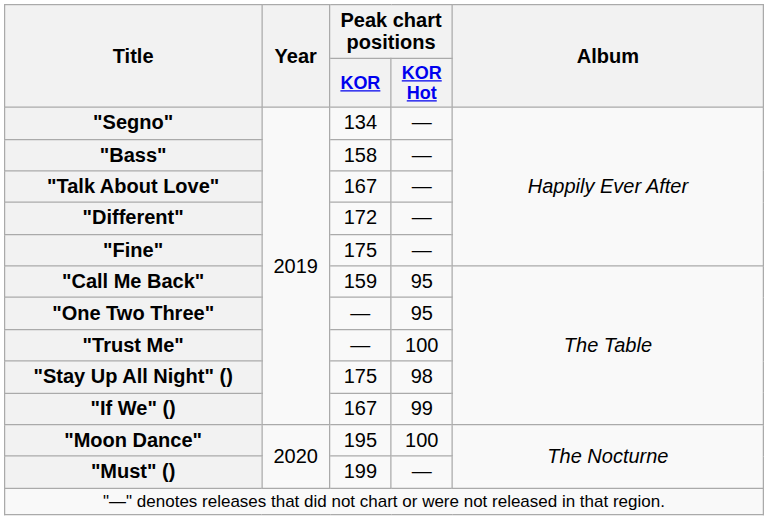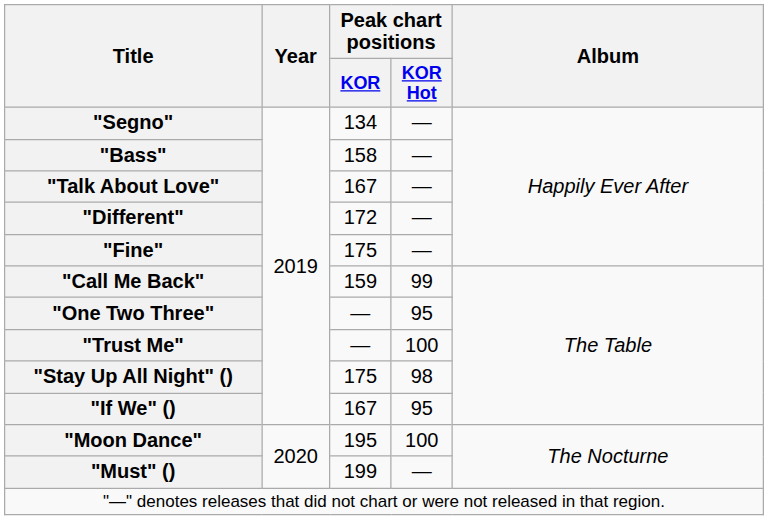(422, 281) 95 -> (422, 281) 99
(422, 408) 99 -> (422, 408) 95
